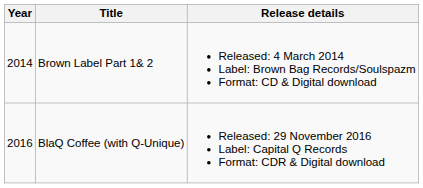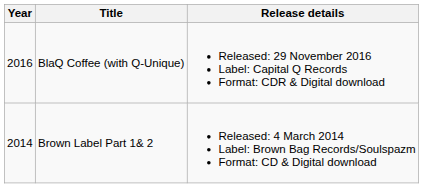rows swapped: (96, 62) <-> (111, 143)
